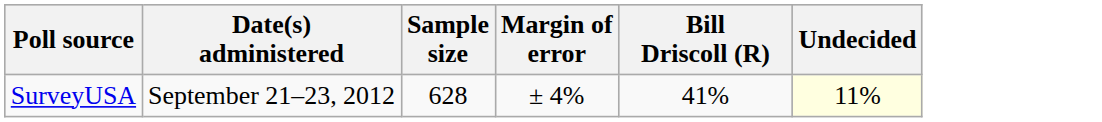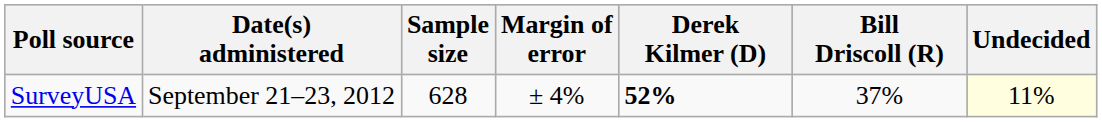+ column: (705, 39)
(705, 95) 41% -> (879, 95) 37%
